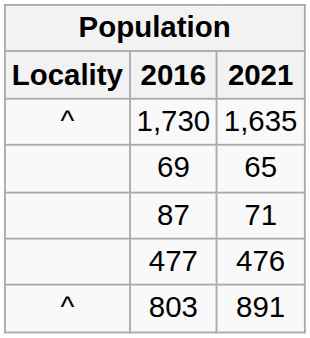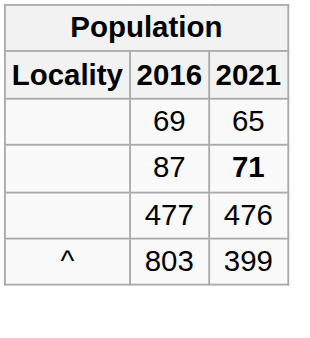- row: (173, 121)
(261, 214) normal -> (248, 167) bold
(261, 307) 891 -> (248, 261) 399
